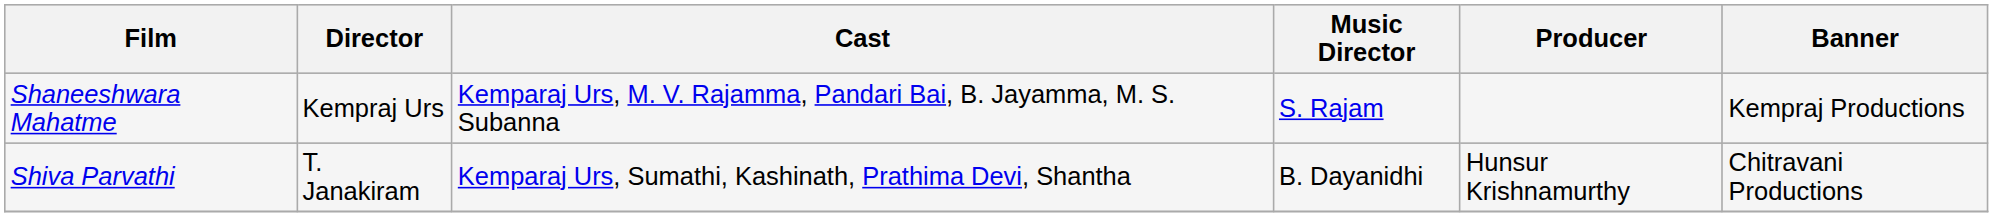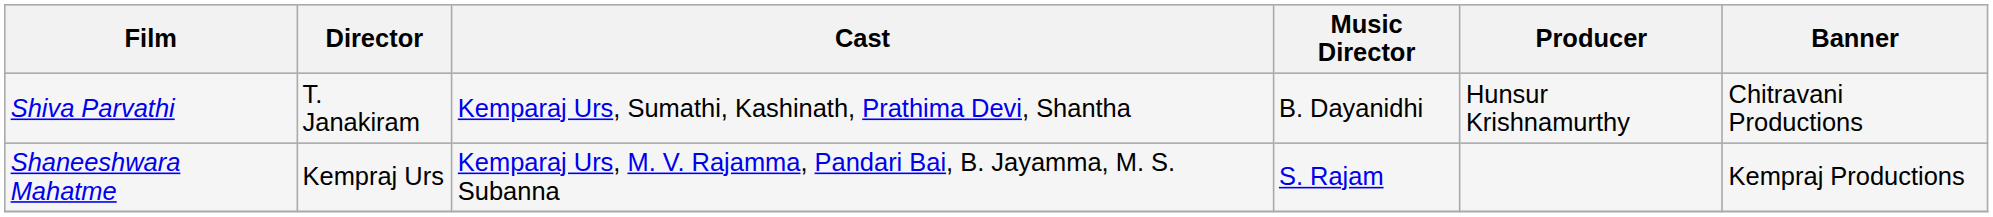rows swapped: (96, 107) <-> (93, 176)
